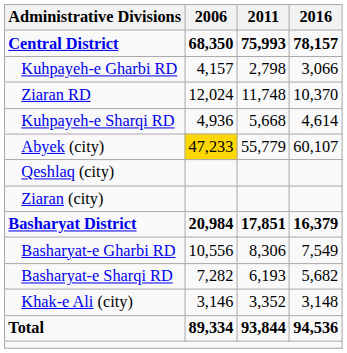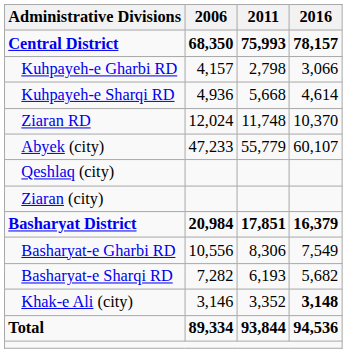rows swapped: (98, 120) <-> (56, 95)
(211, 146) gold background -> (211, 146) no background
(320, 302) normal -> (320, 302) bold
